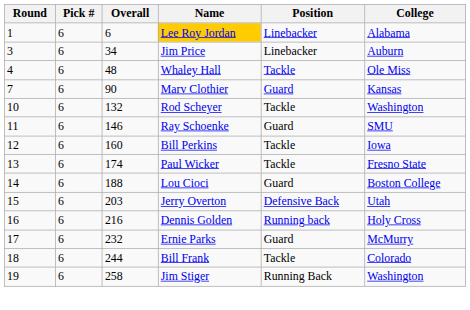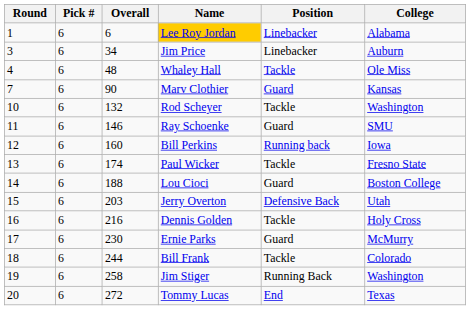(279, 145) Tackle -> (297, 145) Running back
(297, 220) Running back -> (279, 220) Tackle
(114, 239) 232 -> (114, 239) 230
+ row: (195, 295)
